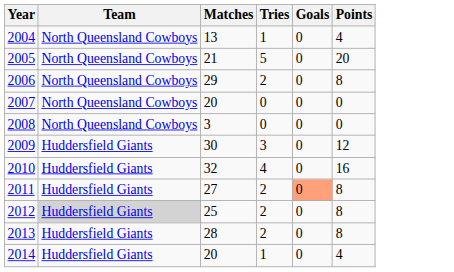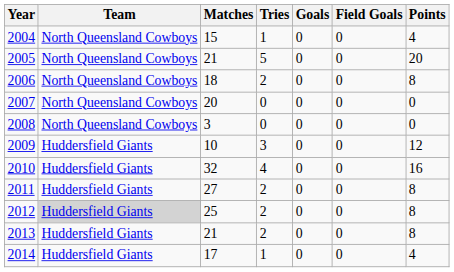+ column: (369, 15)
(211, 37) 13 -> (211, 37) 15
(211, 80) 29 -> (211, 80) 18
(211, 146) 30 -> (211, 146) 10
(299, 189) lightsalmon background -> (299, 189) no background
(211, 233) 28 -> (211, 233) 21
(211, 255) 20 -> (211, 255) 17
